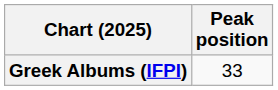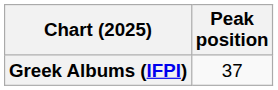(232, 70) 33 -> (232, 70) 37
